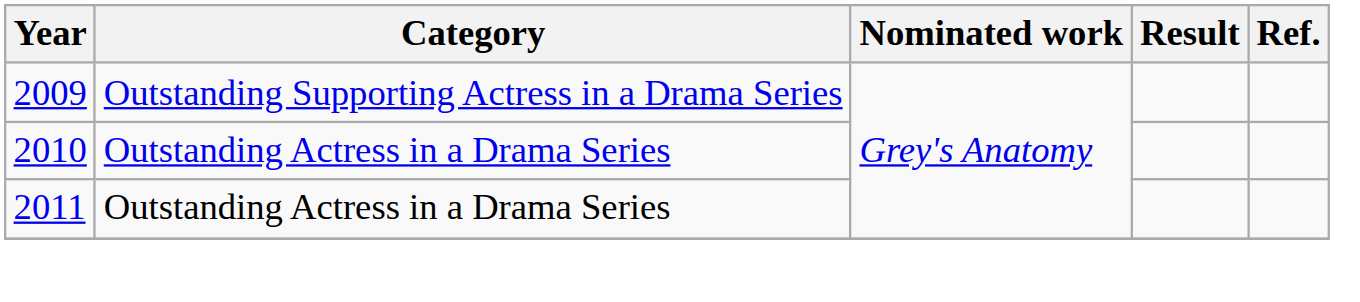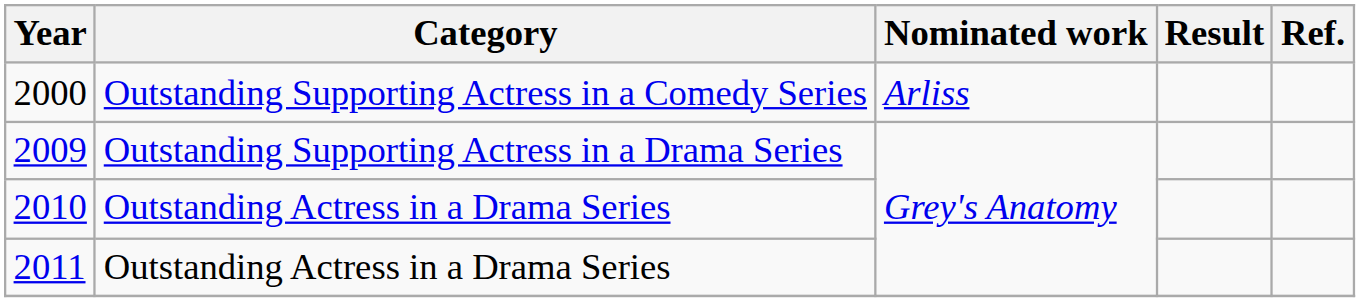+ row: (50, 91)
